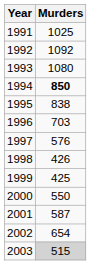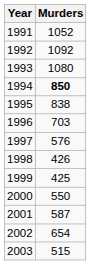(61, 31) 1025 -> (61, 31) 1052
(61, 251) lightgrey background -> (61, 251) no background
